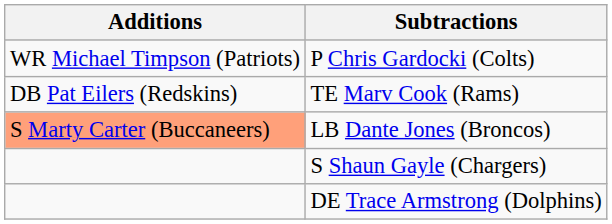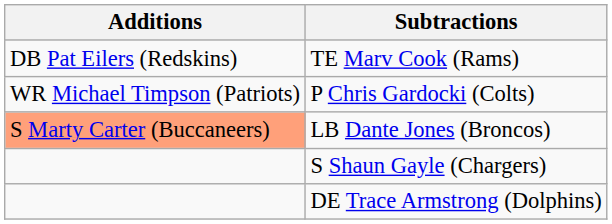rows swapped: (415, 93) <-> (423, 58)
